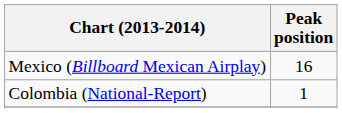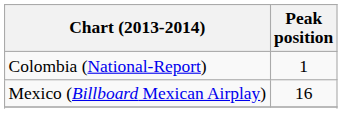rows swapped: (108, 93) <-> (137, 65)
